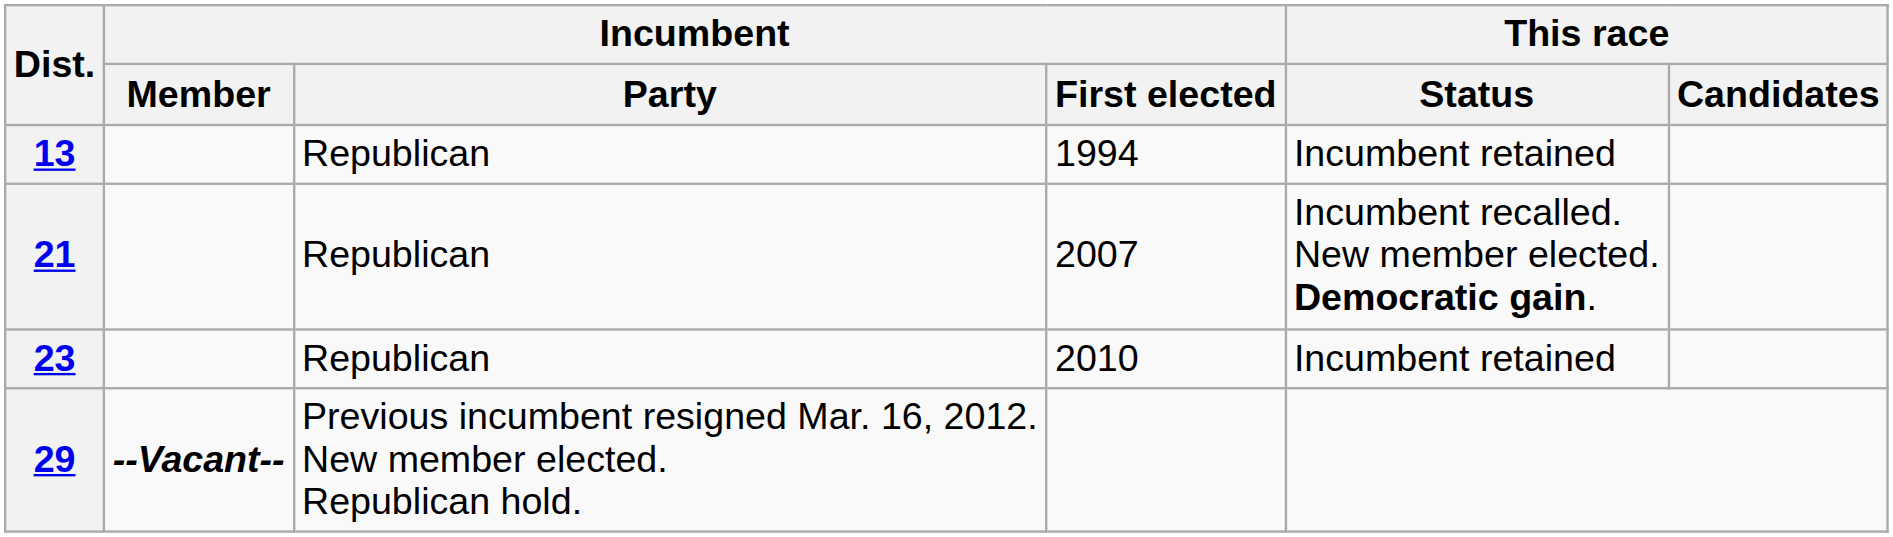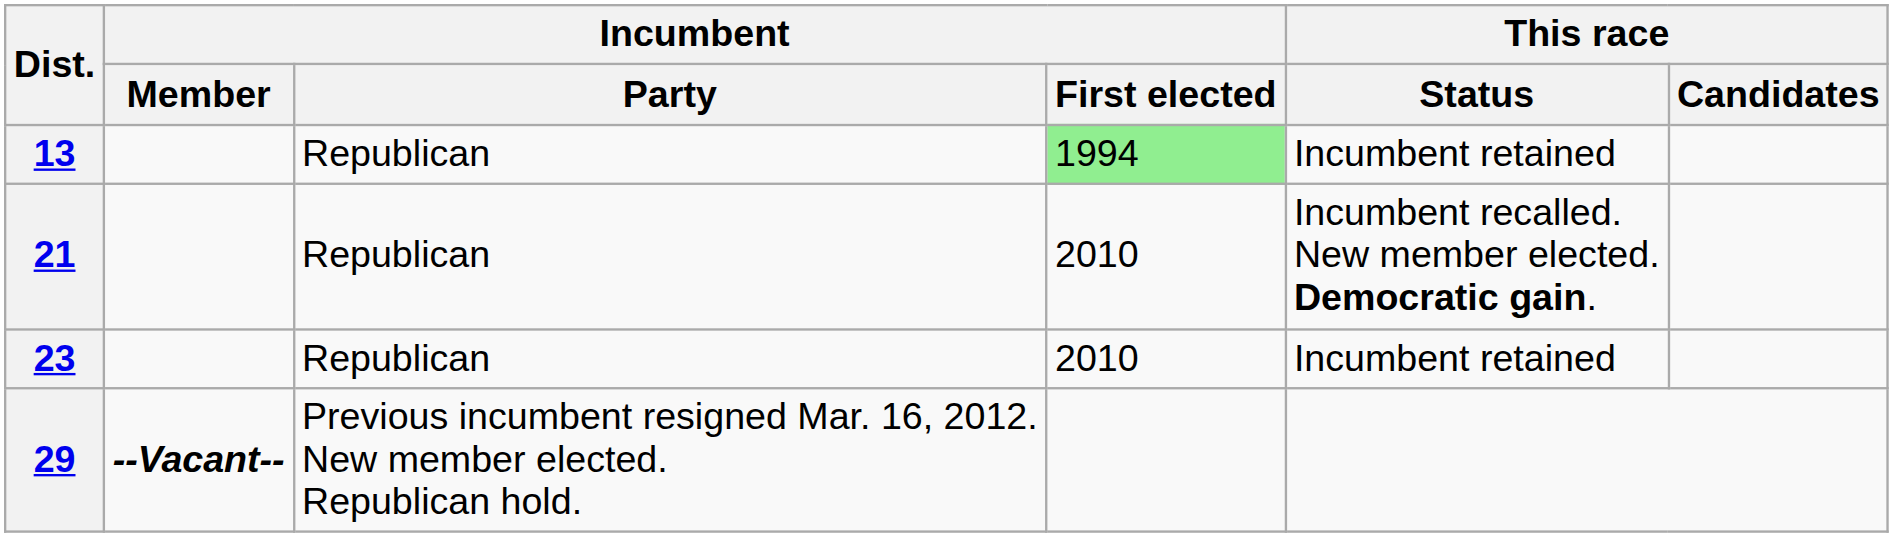(1097, 153) no background -> (1097, 153) lightgreen background
(1097, 255) 2007 -> (1097, 255) 2010
